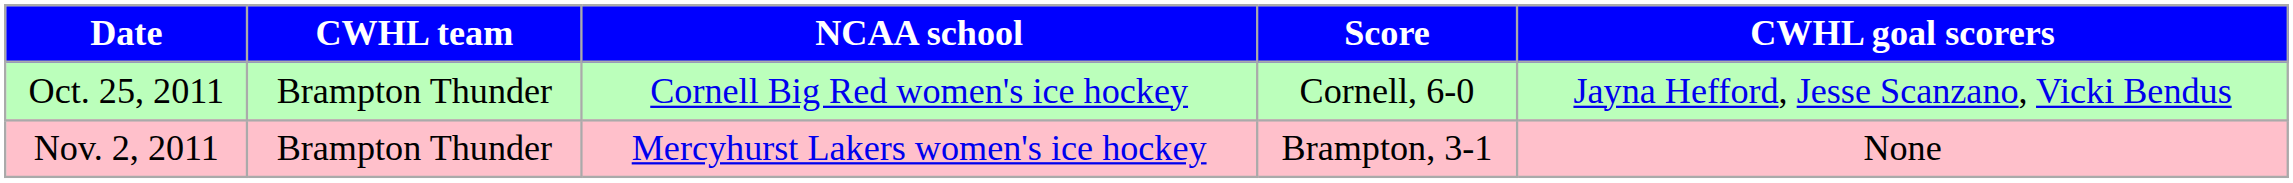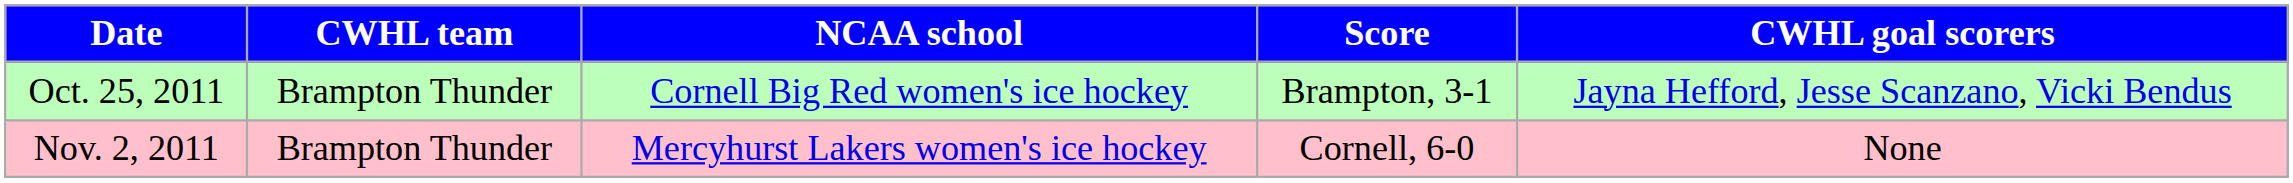(1387, 90) Cornell, 6-0 -> (1387, 90) Brampton, 3-1
(1387, 147) Brampton, 3-1 -> (1387, 147) Cornell, 6-0
